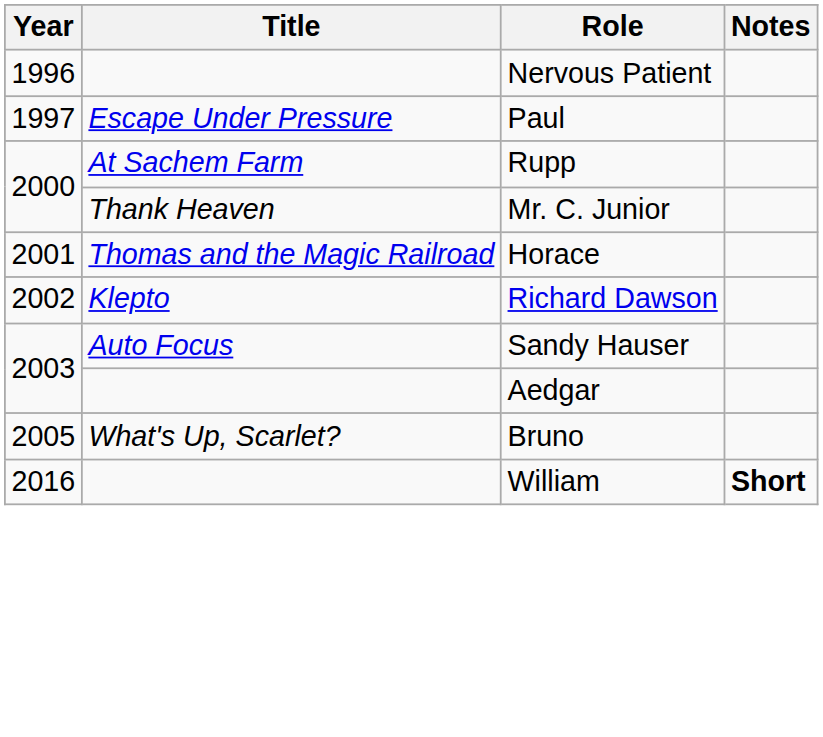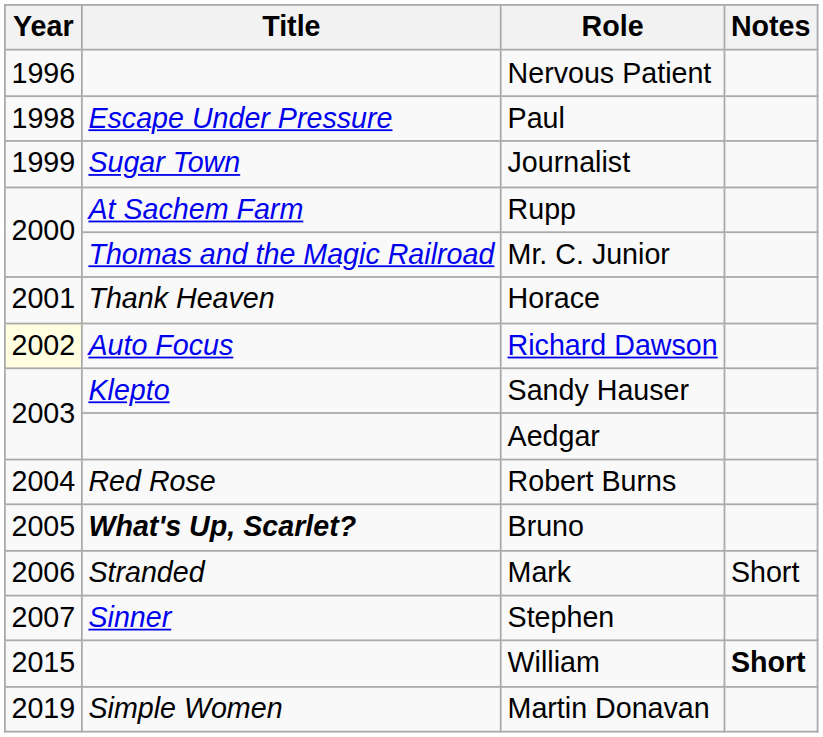(43, 118) 1997 -> (43, 118) 1998
+ row: (569, 163)
(182, 208) Thank Heaven -> (291, 254) Thomas and the Magic Railroad
(291, 254) Thomas and the Magic Railroad -> (182, 299) Thank Heaven
(43, 299) no background -> (43, 345) lightyellow background
(129, 299) Klepto -> (161, 345) Auto Focus
(161, 345) Auto Focus -> (129, 390) Klepto
+ row: (592, 481)
(215, 436) normal -> (222, 526) bold
+ row: (539, 572)
+ row: (561, 617)
(43, 481) 2016 -> (43, 663) 2015
+ row: (609, 708)
